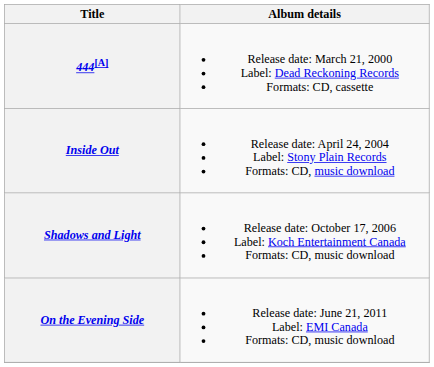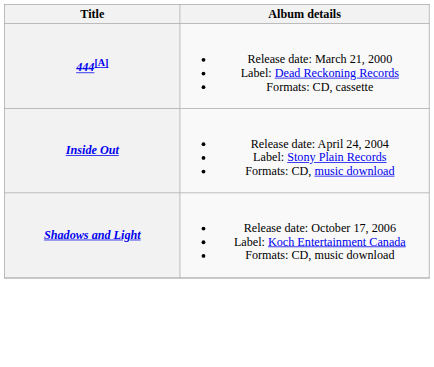- row: (92, 320)
